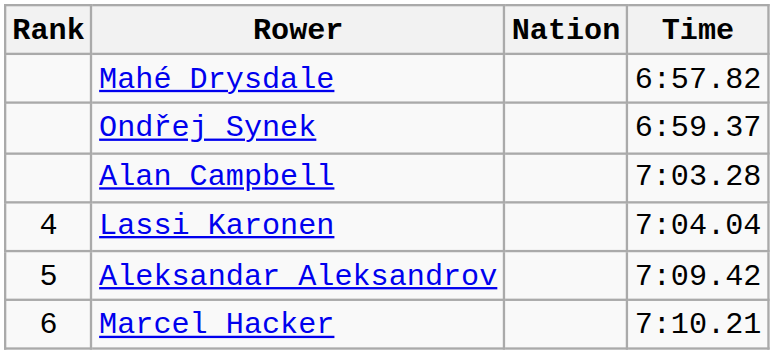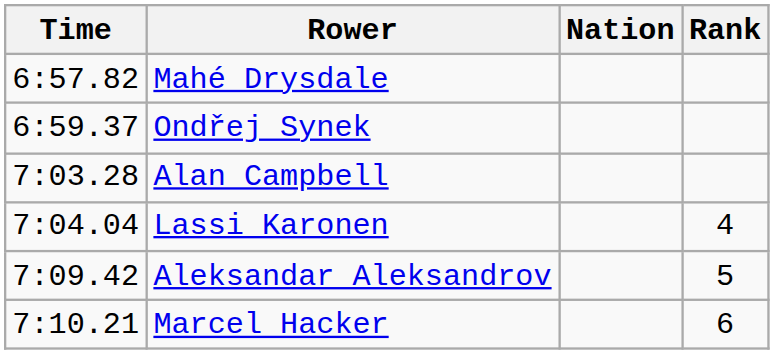columns swapped: (49, 30) <-> (698, 30)
